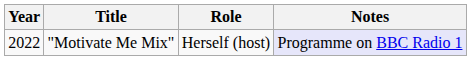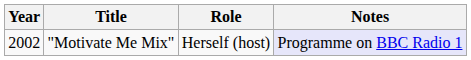(24, 42) 2022 -> (24, 42) 2002
